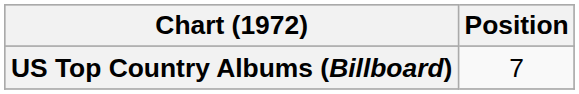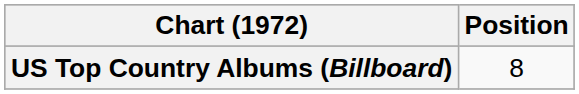(517, 67) 7 -> (517, 67) 8
